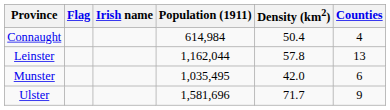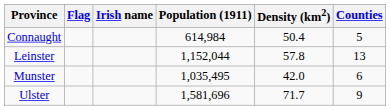(359, 37) 4 -> (359, 37) 5
(205, 56) 1,162,044 -> (205, 56) 1,152,044
